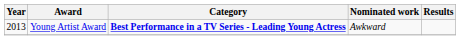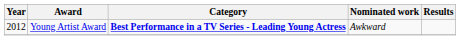(16, 27) 2013 -> (16, 27) 2012
